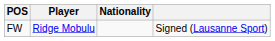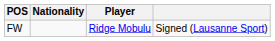columns swapped: (125, 12) <-> (64, 12)
